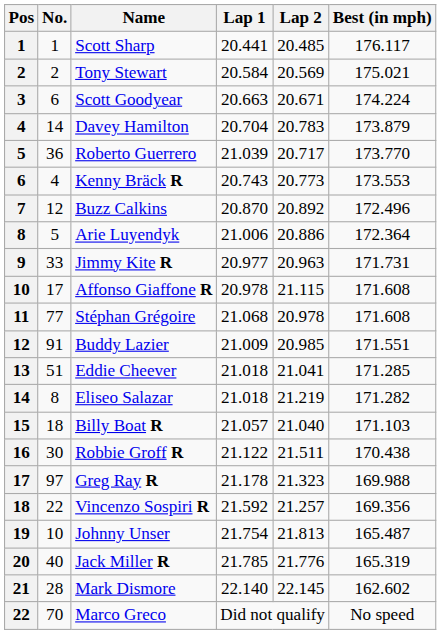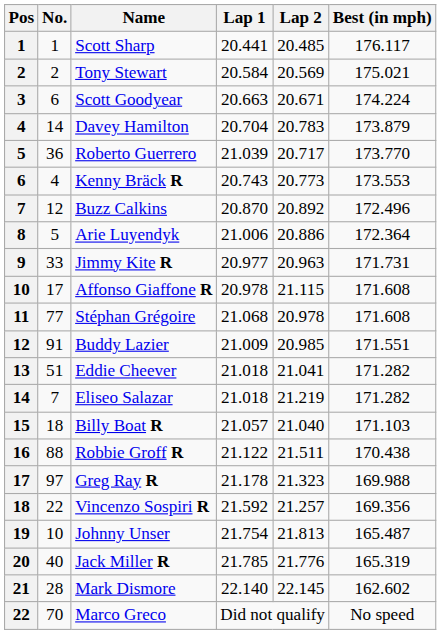(382, 371) 171.285 -> (382, 371) 171.282
(55, 398) 8 -> (55, 398) 7
(55, 452) 30 -> (55, 452) 88
